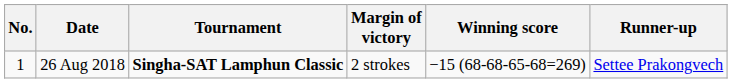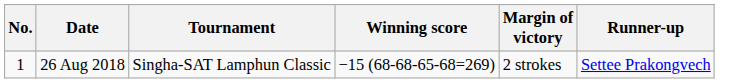columns swapped: (508, 27) <-> (386, 27)
(238, 64) bold -> (232, 64) normal
